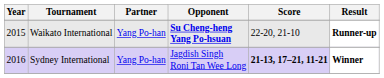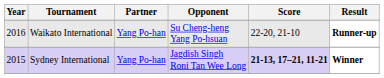(16, 34) 2015 -> (16, 34) 2016
(201, 34) bold -> (200, 34) normal
(16, 60) 2016 -> (16, 60) 2015
